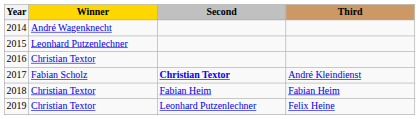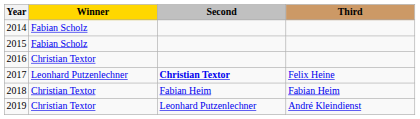(71, 28) André Wagenknecht -> (59, 28) Fabian Scholz
(79, 43) Leonhard Putzenlechner -> (59, 43) Fabian Scholz
(59, 75) Fabian Scholz -> (79, 75) Leonhard Putzenlechner
(325, 75) André Kleindienst -> (311, 75) Felix Heine
(311, 106) Felix Heine -> (325, 106) André Kleindienst
